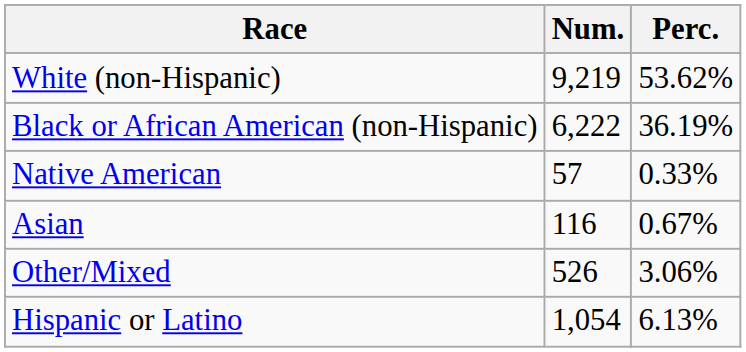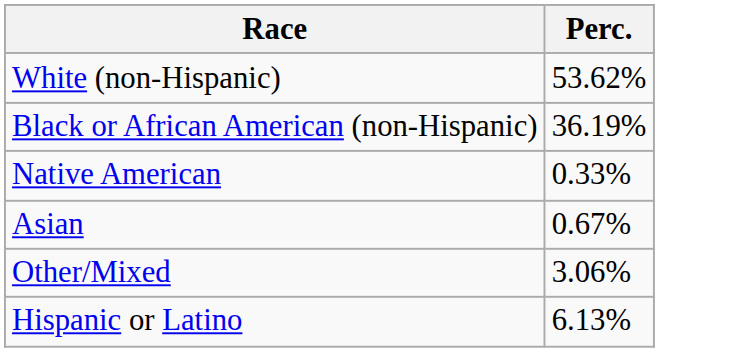- column: (588, 28)
